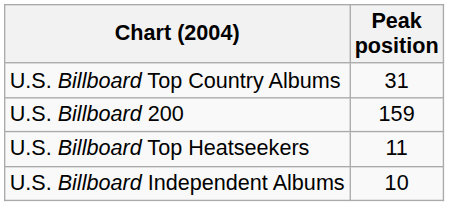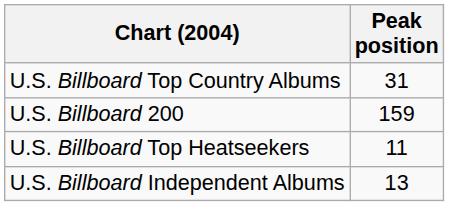(397, 182) 10 -> (397, 182) 13
